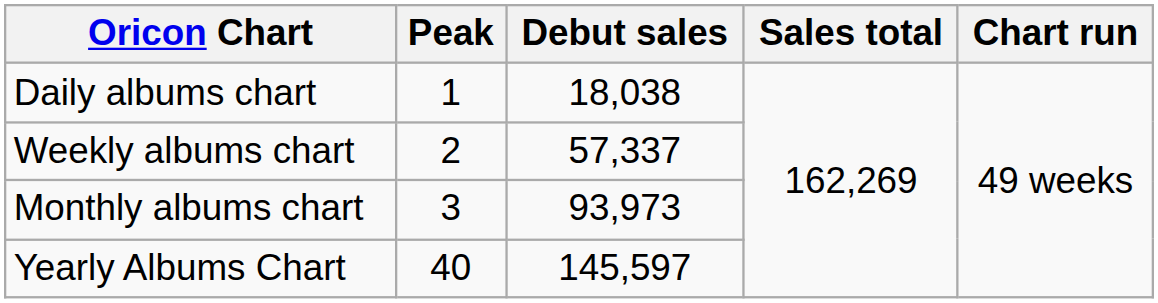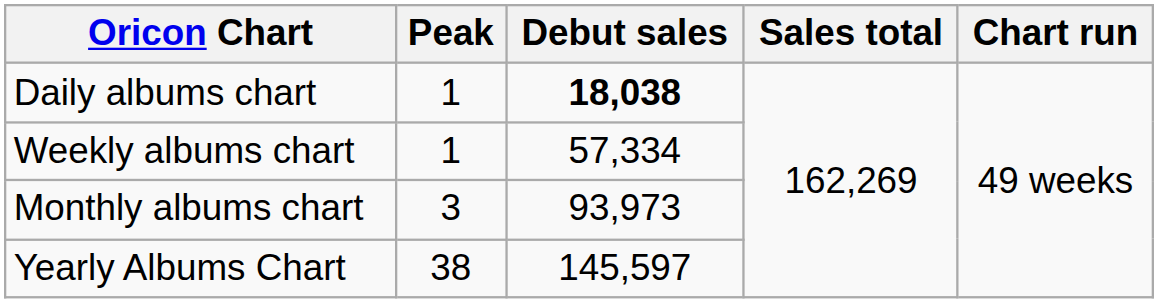(625, 92) normal -> (625, 92) bold
(451, 150) 2 -> (451, 150) 1
(625, 150) 57,337 -> (625, 150) 57,334
(451, 267) 40 -> (451, 267) 38
